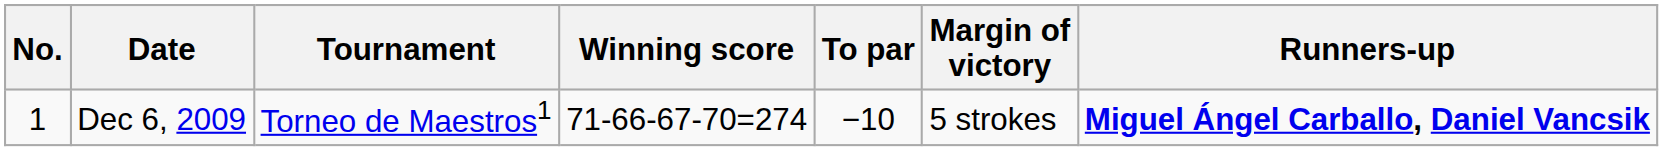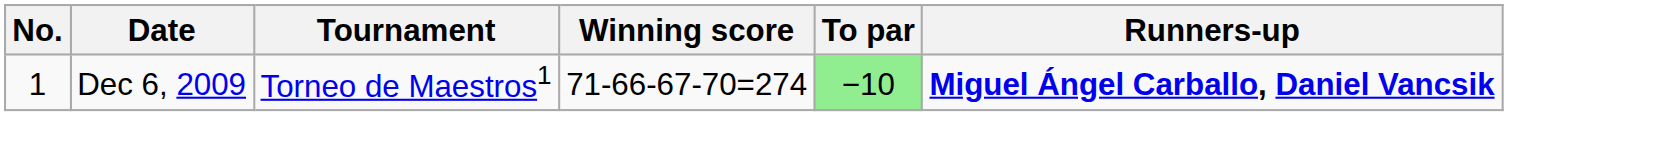- column: (1000, 48)
(868, 118) no background -> (868, 83) lightgreen background
